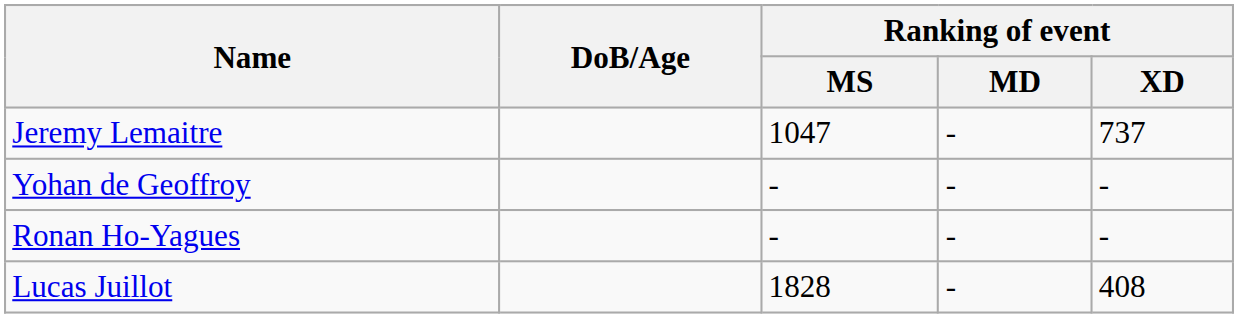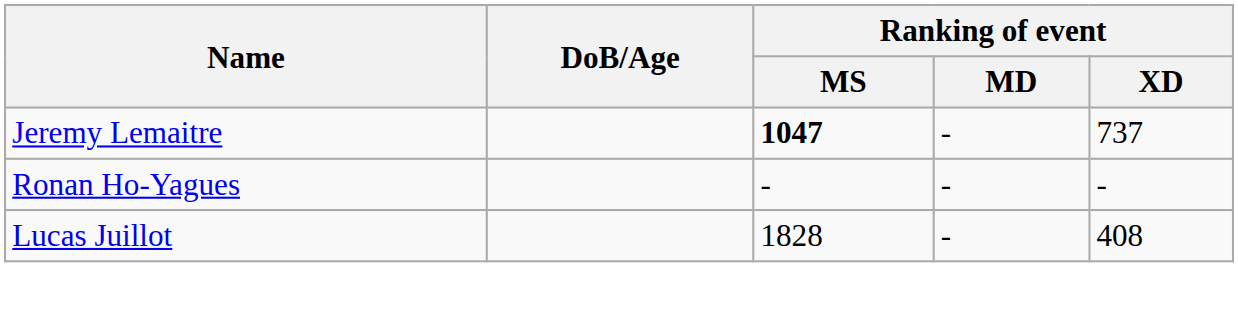(800, 133) normal -> (792, 133) bold
- row: (131, 184)
